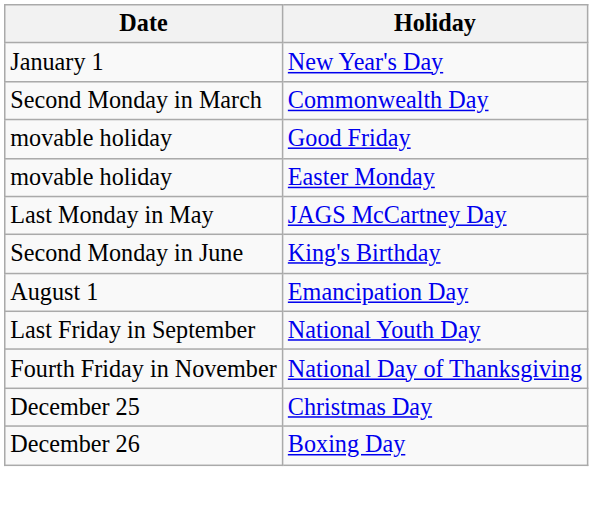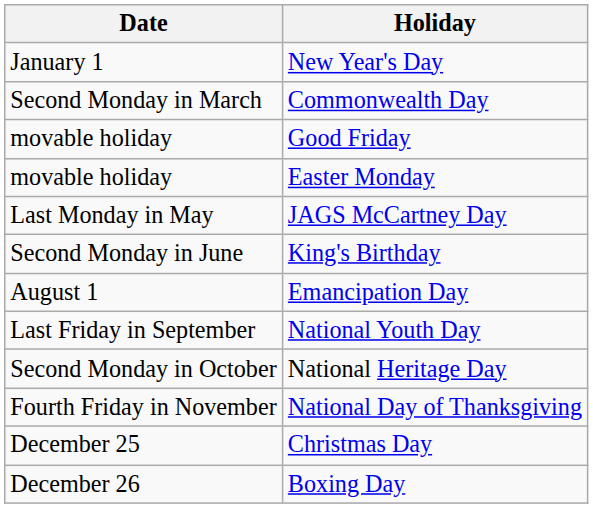+ row: (397, 368)
